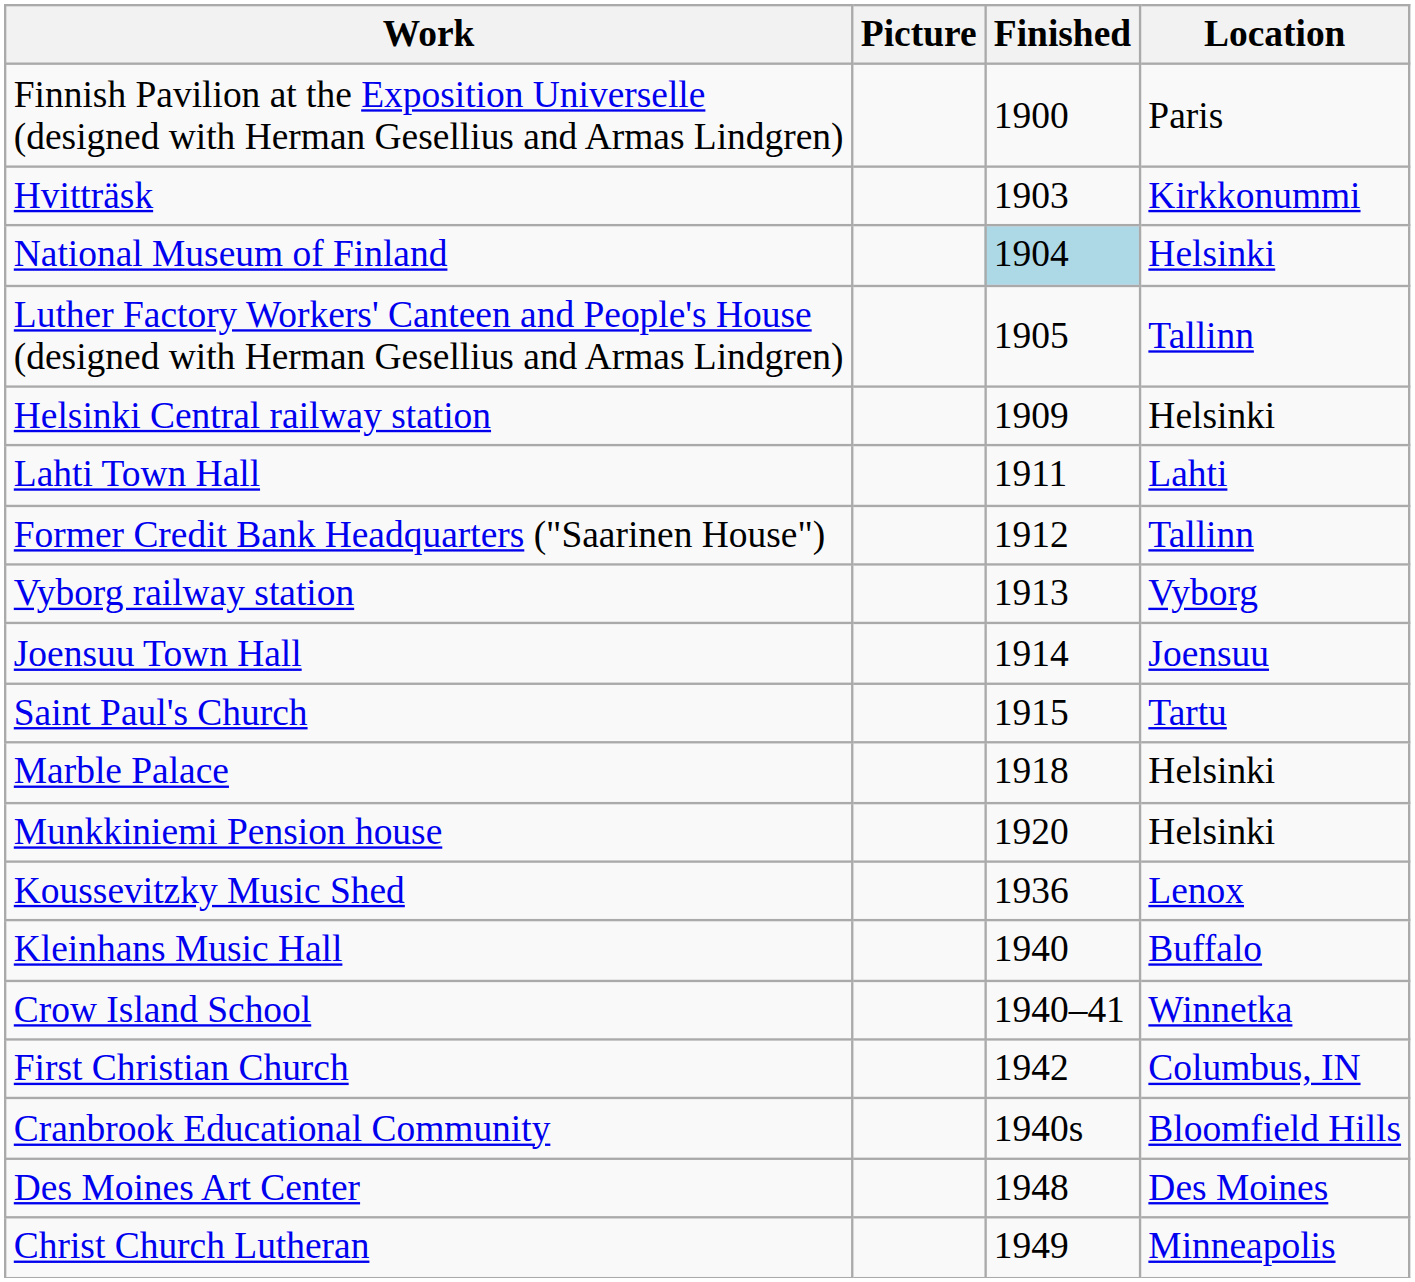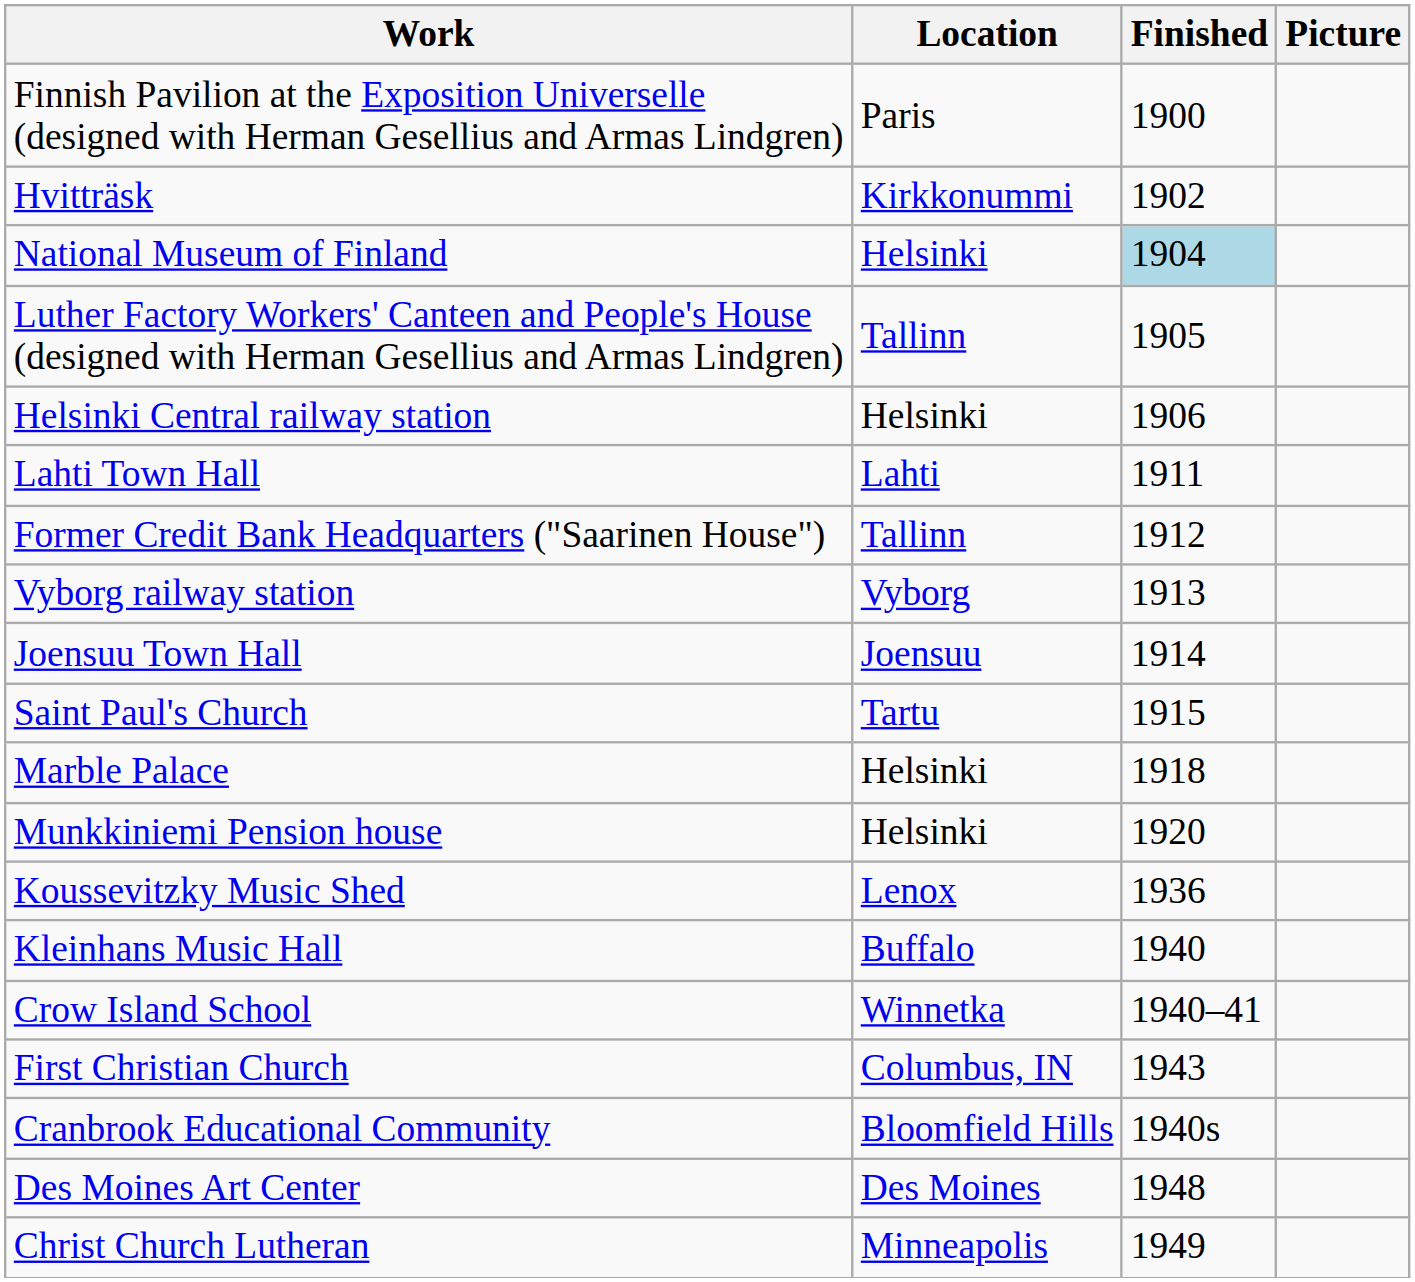columns swapped: (1275, 34) <-> (919, 34)
(1031, 195) 1903 -> (1168, 195) 1902
(1031, 415) 1909 -> (1168, 415) 1906
(1031, 1068) 1942 -> (1168, 1068) 1943
